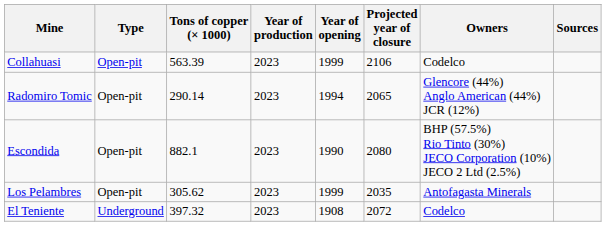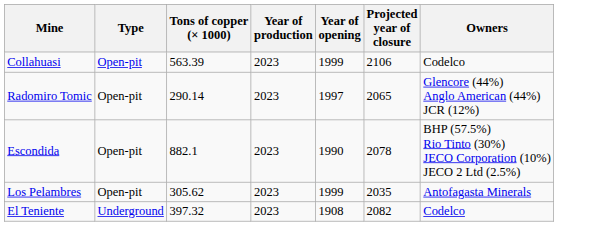- column: (577, 28)
(331, 96) 1994 -> (331, 96) 1997
(379, 150) 2080 -> (379, 150) 2078
(379, 211) 2072 -> (379, 211) 2082
